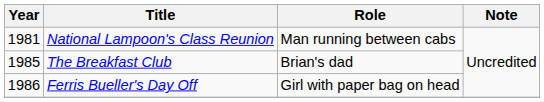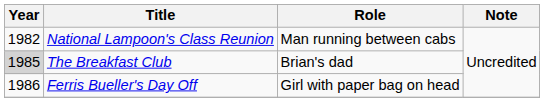(24, 39) 1981 -> (24, 39) 1982
(24, 62) no background -> (24, 62) lightgrey background
